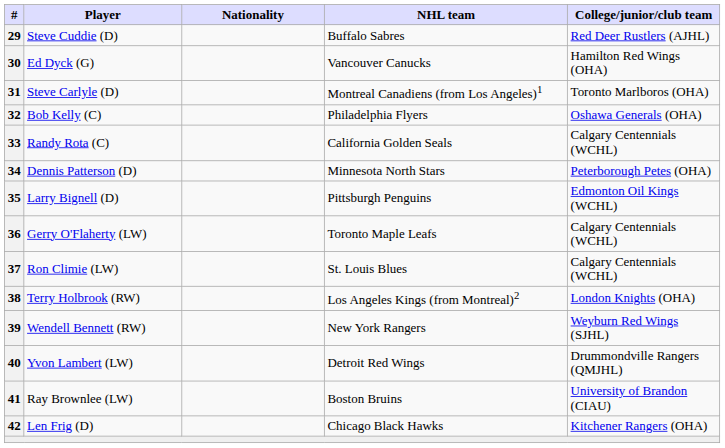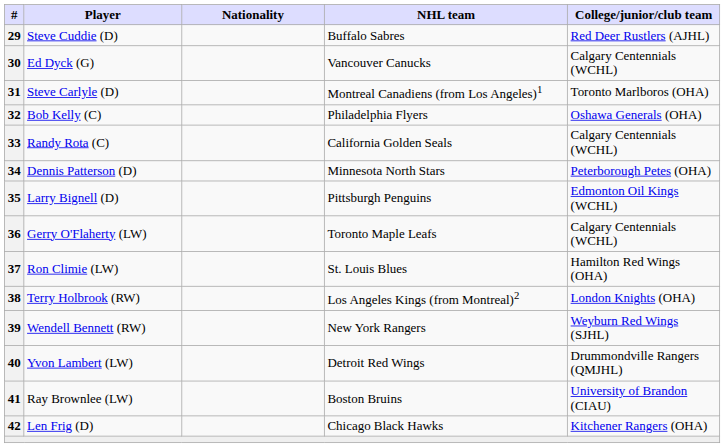(625, 63) Hamilton Red Wings (OHA) -> (623, 63) Calgary Centennials (WCHL)
(623, 268) Calgary Centennials (WCHL) -> (625, 268) Hamilton Red Wings (OHA)
